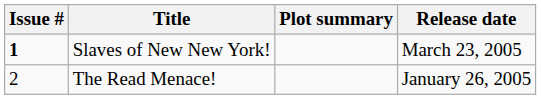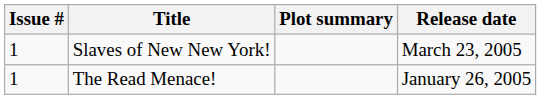(14, 49) bold -> (14, 49) normal
(14, 79) 2 -> (14, 79) 1
